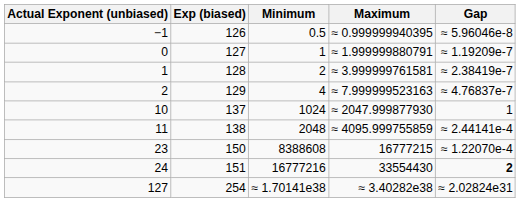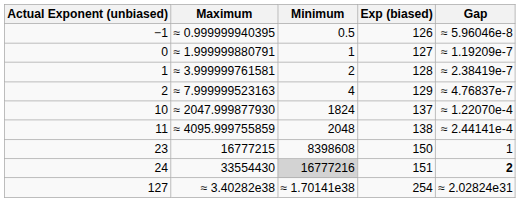columns swapped: (210, 14) <-> (382, 14)
(312, 110) 1024 -> (341, 110) 1824
(509, 110) 1 -> (477, 110) ≈ 1.22070e-4
(302, 149) 8388608 -> (331, 149) 8398608
(477, 149) ≈ 1.22070e-4 -> (509, 149) 1
(299, 168) no background -> (328, 168) lightgrey background
